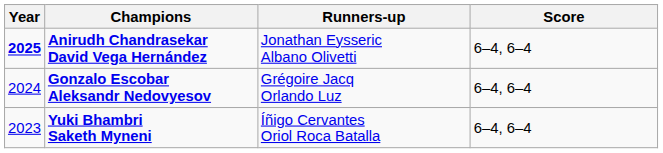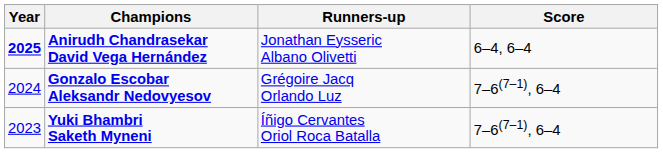(503, 88) 6–4, 6–4 -> (517, 88) 7–6(7–1), 6–4
(503, 128) 6–4, 6–4 -> (517, 128) 7–6(7–1), 6–4
